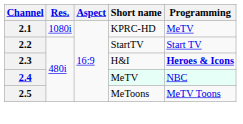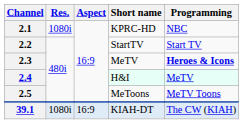(180, 28) MeTV -> (177, 28) NBC
(120, 61) H&I -> (124, 61) MeTV
(124, 77) MeTV -> (120, 77) H&I
(177, 77) NBC -> (180, 77) MeTV
+ row: (25, 110)
